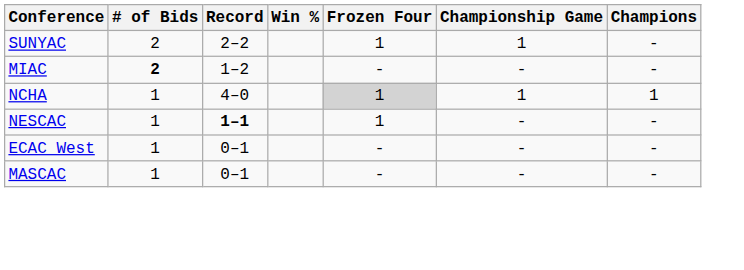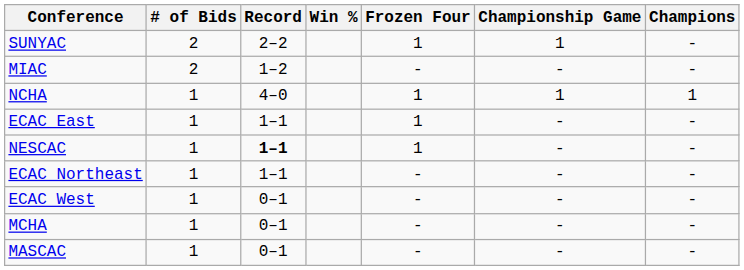(155, 70) bold -> (194, 70) normal
(380, 96) lightgrey background -> (418, 96) no background
+ row: (52, 122)
+ row: (76, 174)
+ row: (28, 226)
